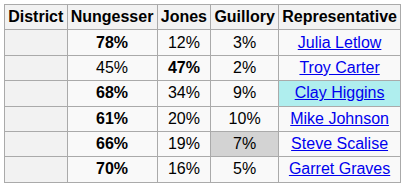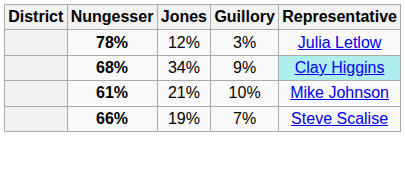- row: (112, 67)
(184, 118) 20% -> (184, 93) 21%
(245, 144) lightgrey background -> (245, 118) no background
- row: (112, 169)
